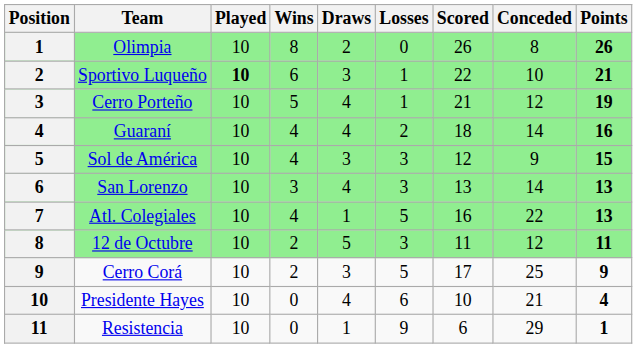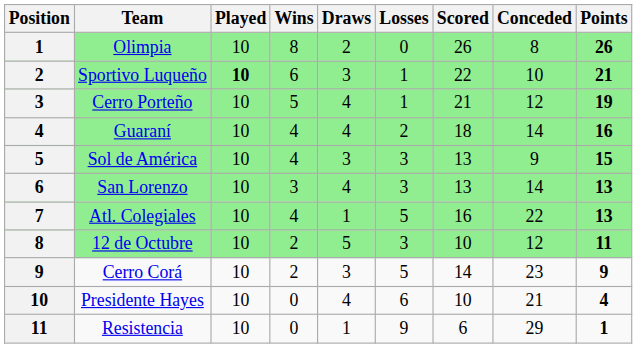(463, 159) 12 -> (463, 159) 13
(463, 243) 11 -> (463, 243) 10
(463, 272) 17 -> (463, 272) 14
(534, 272) 25 -> (534, 272) 23
